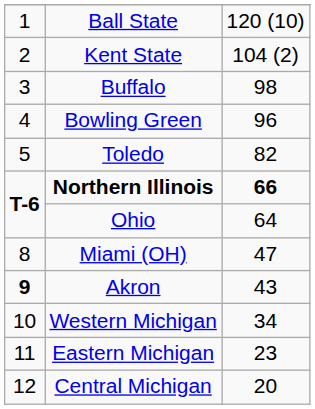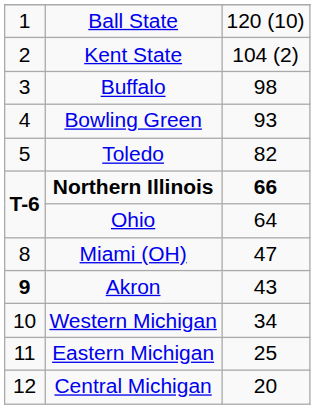(265, 120) 96 -> (265, 120) 93
(265, 353) 23 -> (265, 353) 25
